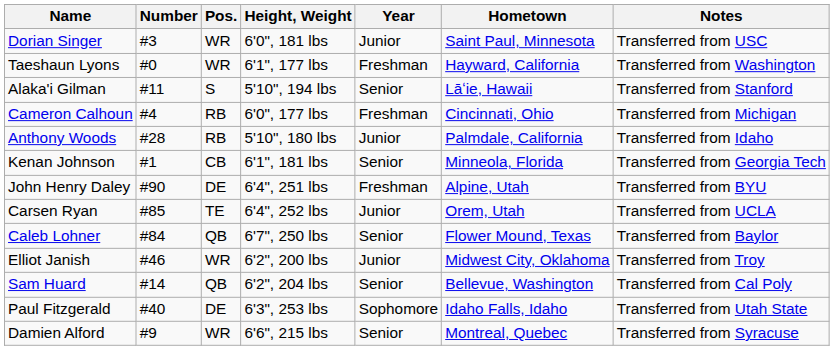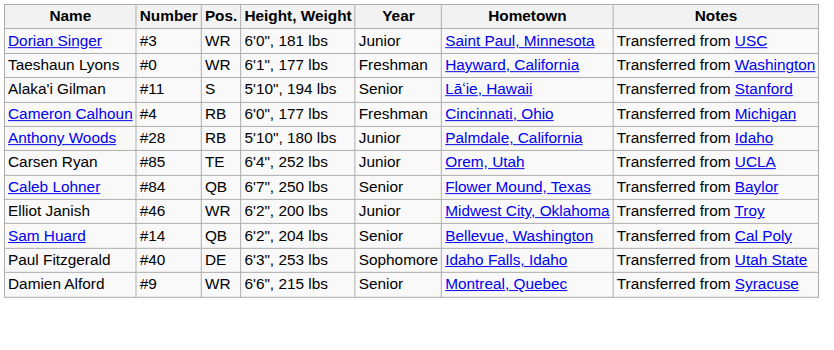- row: (61, 162)
- row: (69, 187)
